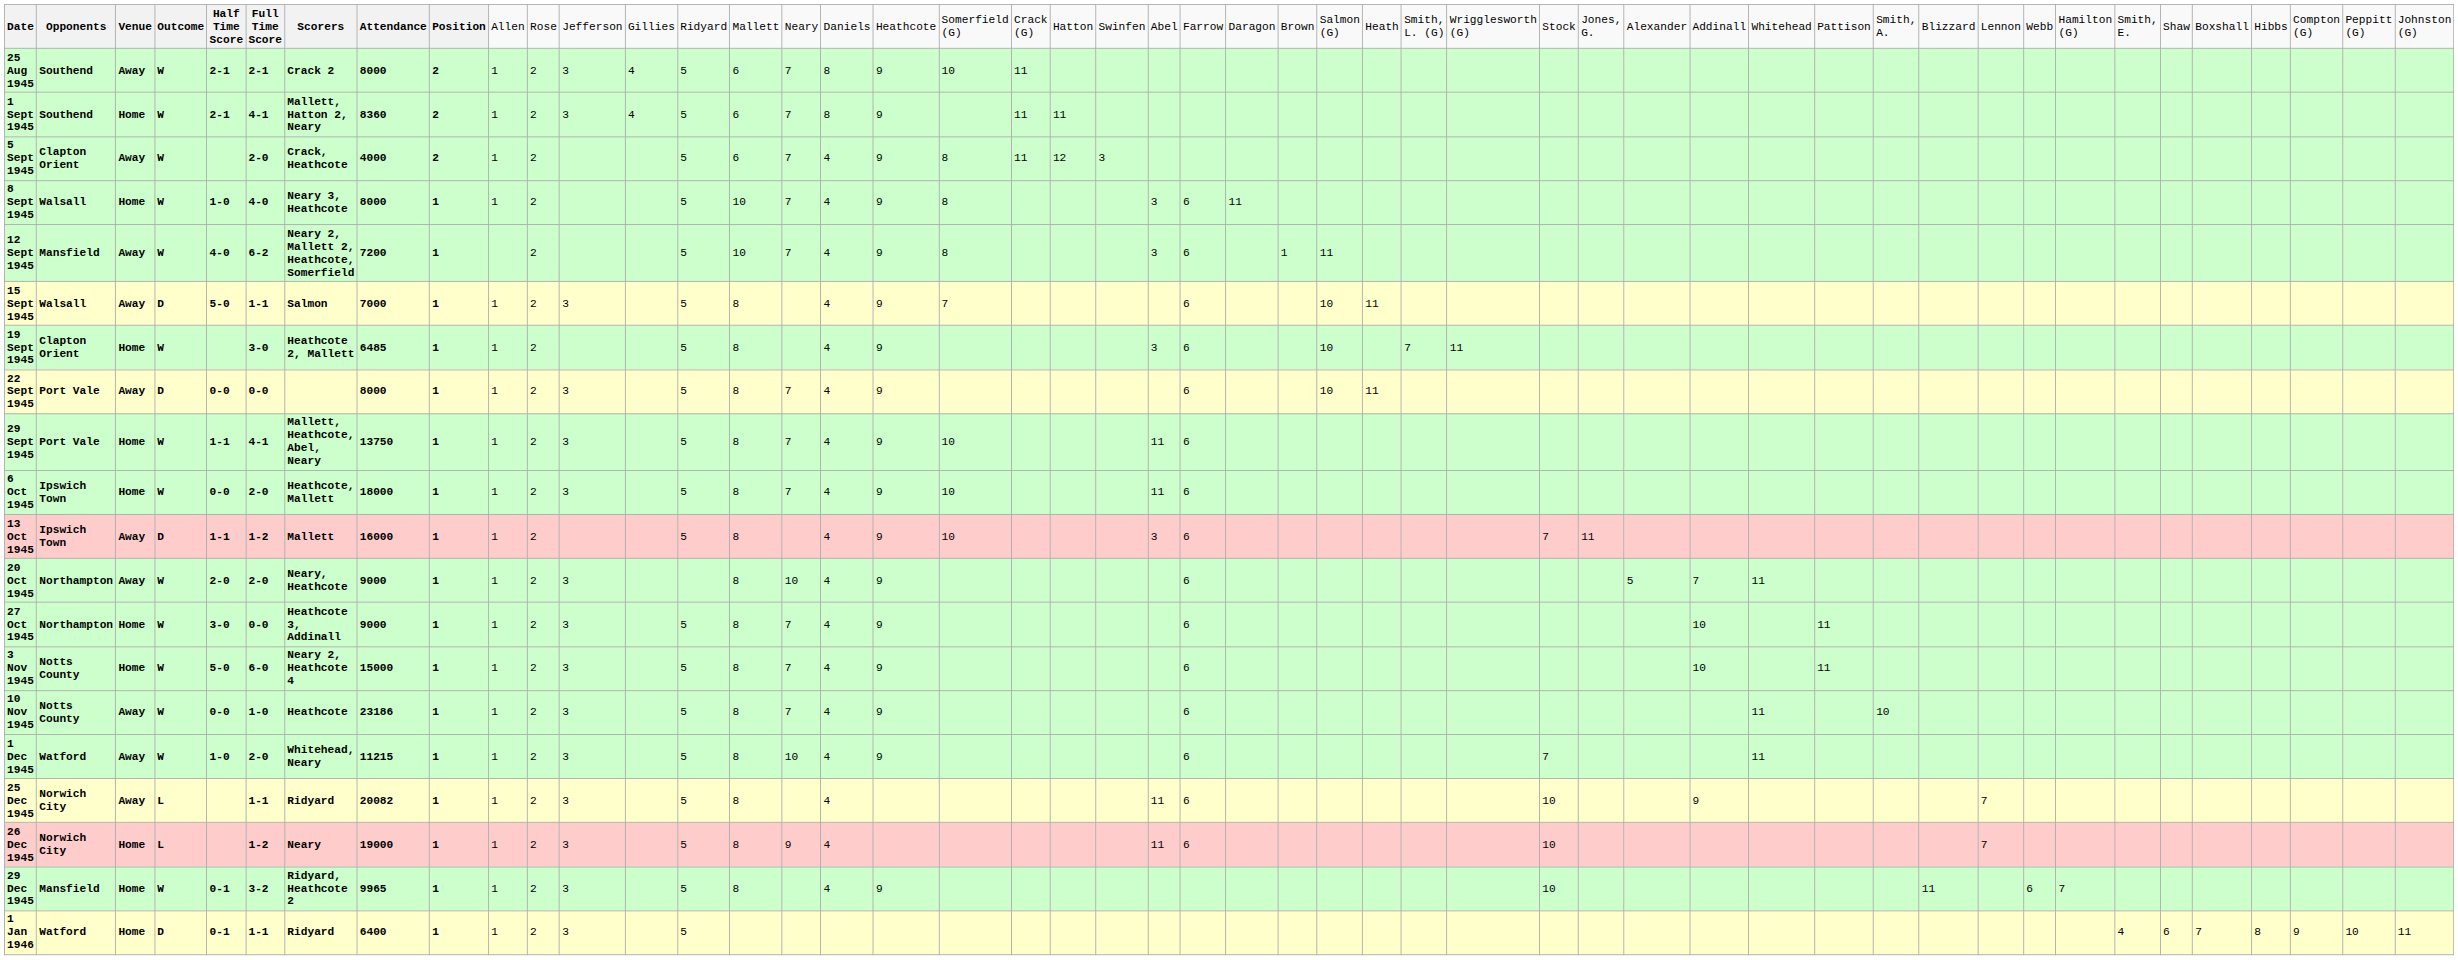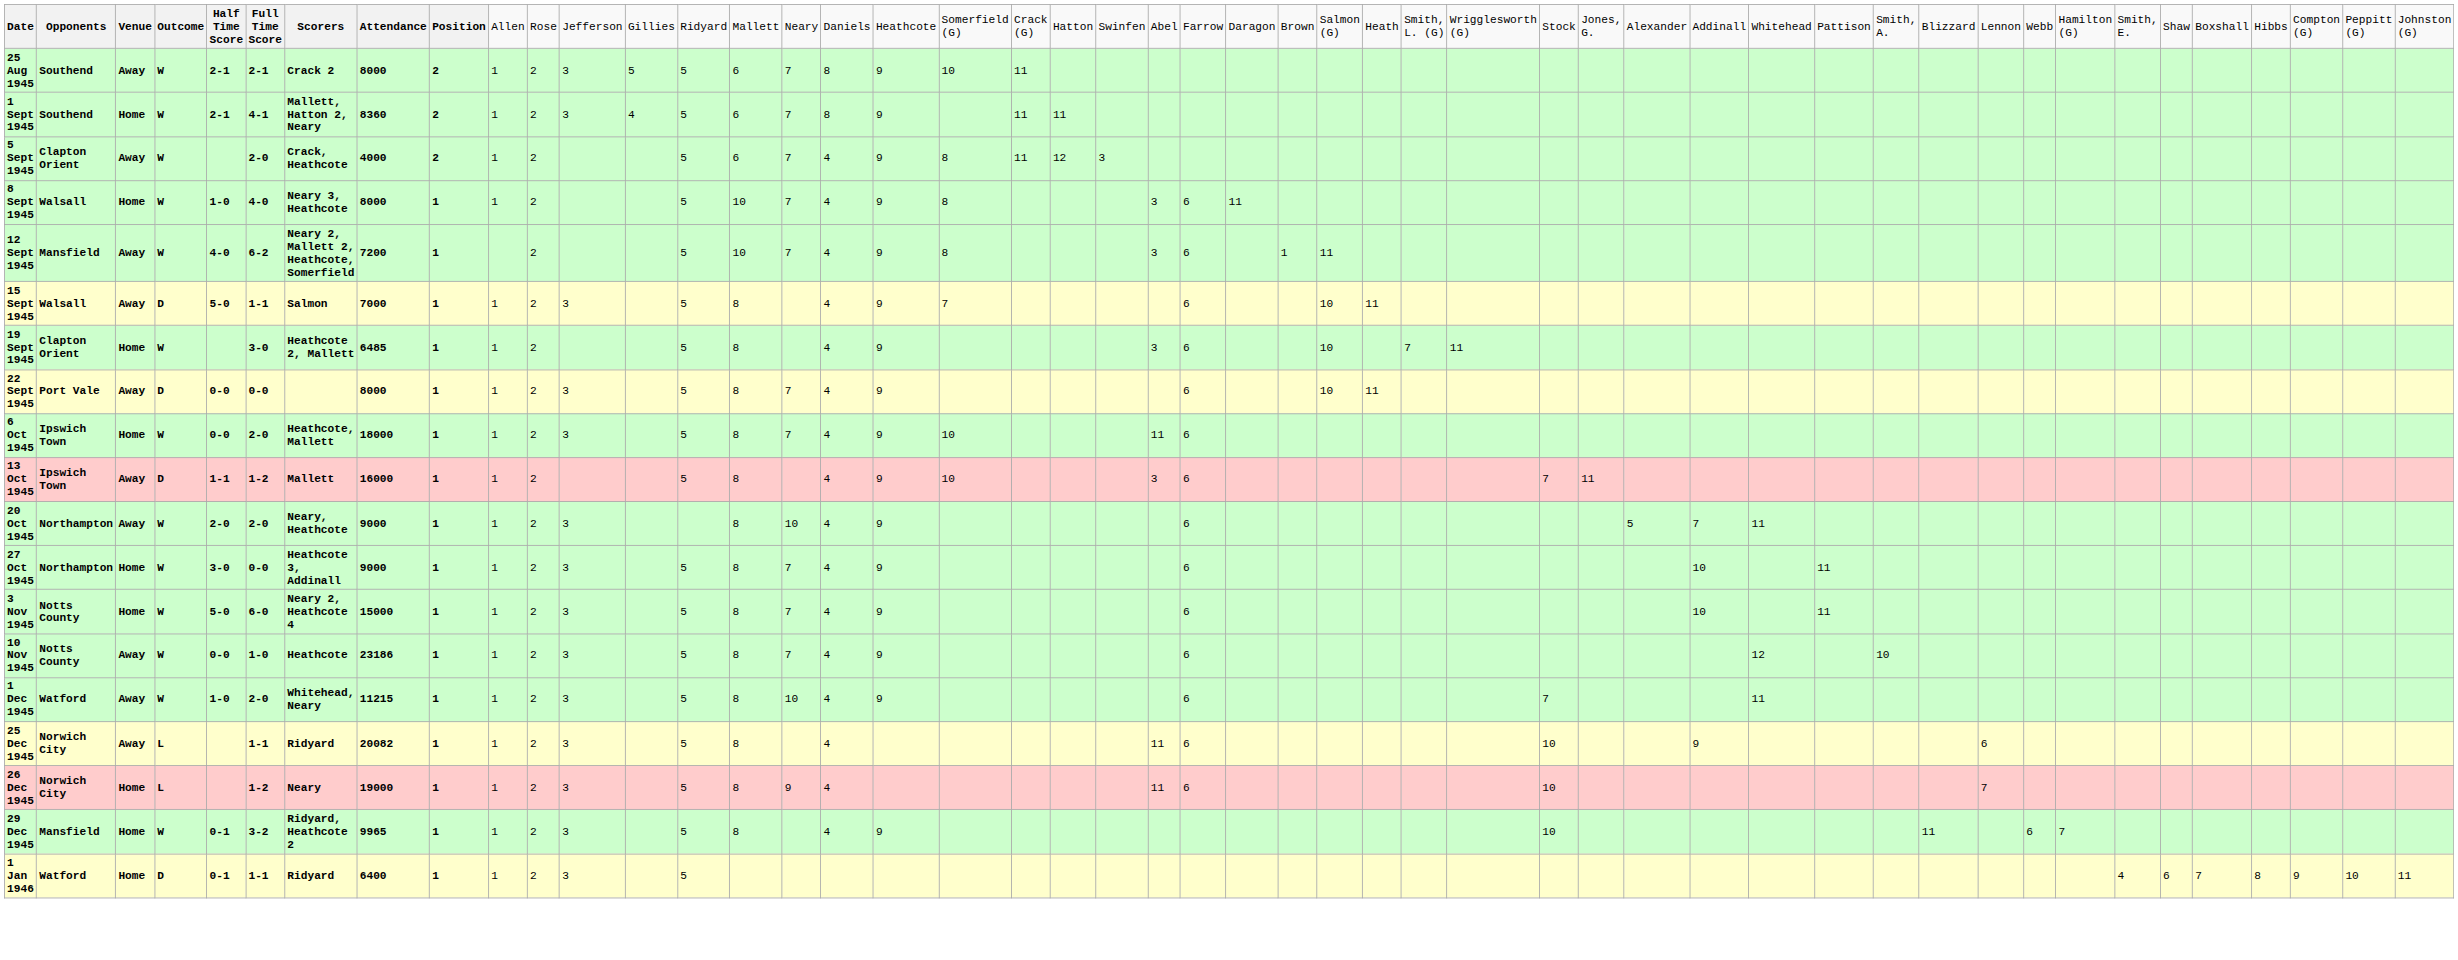(631, 70) 4 -> (631, 70) 5
- row: (21, 442)
(1758, 713) 11 -> (1758, 656) 12
(1984, 801) 7 -> (1984, 744) 6
